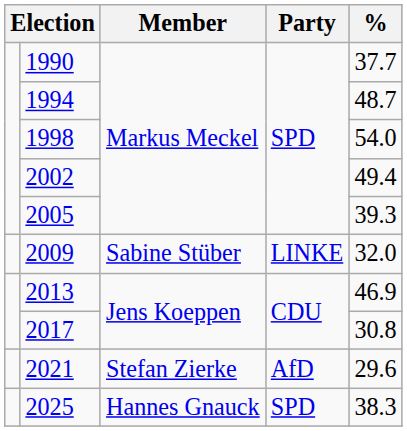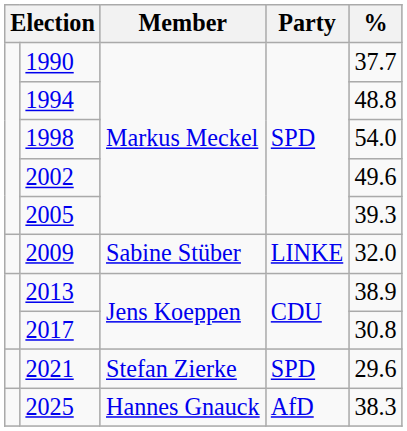(376, 100) 48.7 -> (376, 100) 48.8
(376, 176) 49.4 -> (376, 176) 49.6
(376, 291) 46.9 -> (376, 291) 38.9
(292, 368) AfD -> (293, 368) SPD
(293, 406) SPD -> (292, 406) AfD
